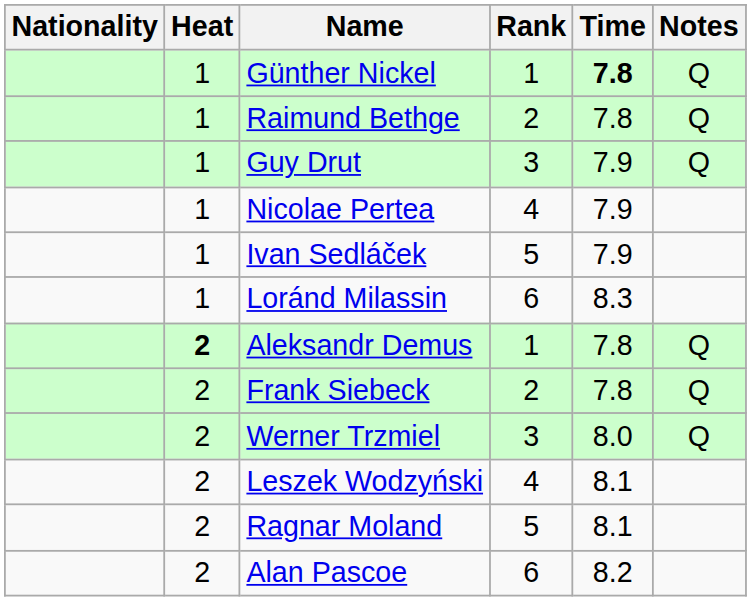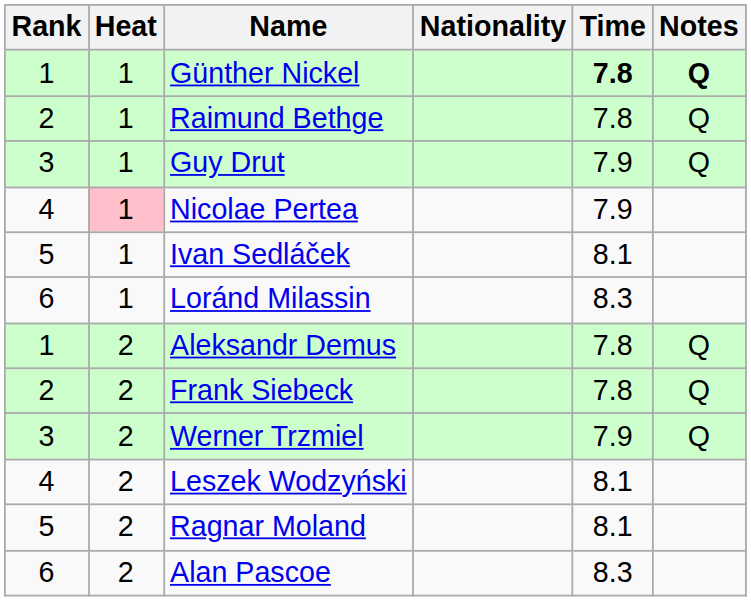columns swapped: (531, 27) <-> (85, 27)
(699, 72) normal -> (699, 72) bold
(202, 208) no background -> (126, 208) pink background
(613, 254) 7.9 -> (613, 254) 8.1
(202, 345) bold -> (126, 345) normal
(613, 436) 8.0 -> (613, 436) 7.9
(613, 572) 8.2 -> (613, 572) 8.3
